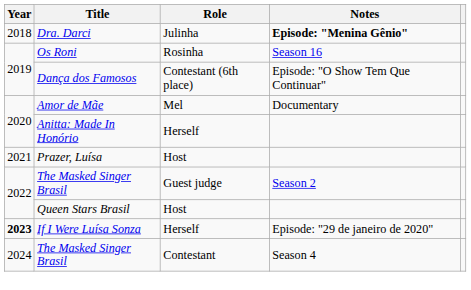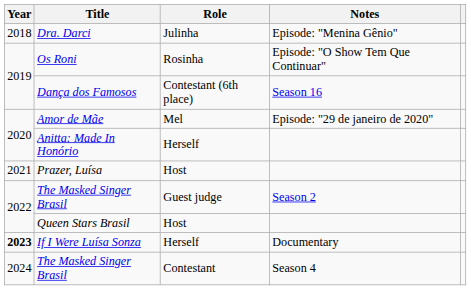(340, 33) bold -> (335, 33) normal
(297, 52) Season 16 -> (341, 59) Episode: "O Show Tem Que Continuar"
(341, 78) Episode: "O Show Tem Que Continuar" -> (297, 92) Season 16
(305, 104) Documentary -> (353, 118) Episode: "29 de janeiro de 2020"
(353, 228) Episode: "29 de janeiro de 2020" -> (305, 242) Documentary
